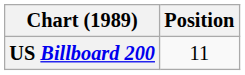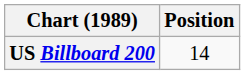(199, 52) 11 -> (199, 52) 14
